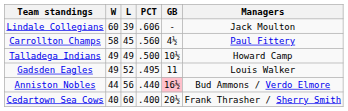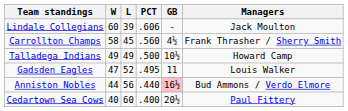(263, 41) Paul Fittery -> (263, 41) Frank Thrasher / Sherry Smith
(113, 70) 49 -> (113, 70) 47
(263, 99) Frank Thrasher / Sherry Smith -> (263, 99) Paul Fittery
